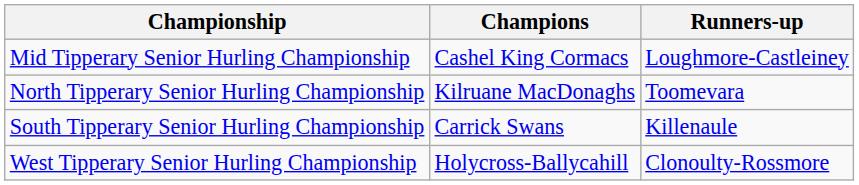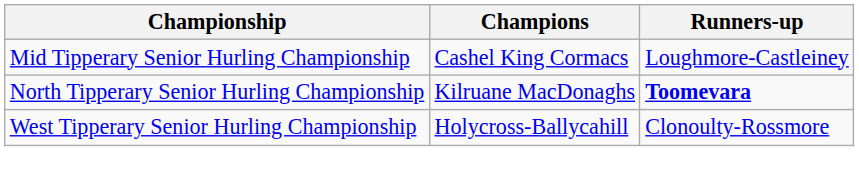(695, 92) normal -> (698, 92) bold
- row: (217, 127)
